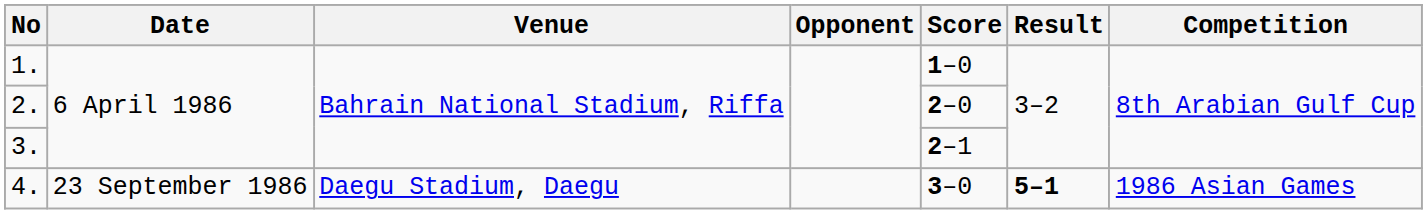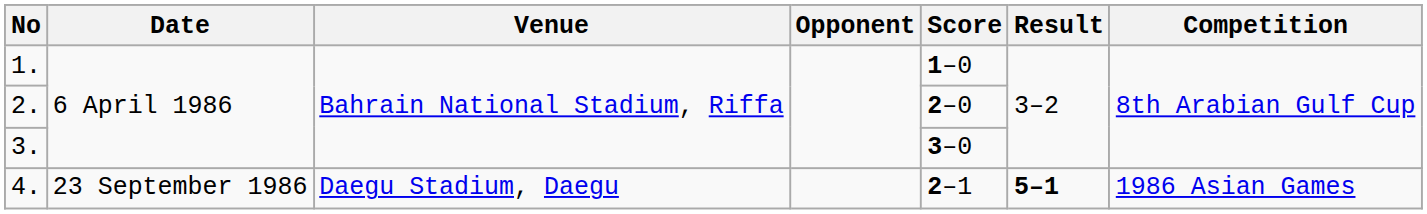(950, 147) 2–1 -> (950, 147) 3–0
(950, 188) 3–0 -> (950, 188) 2–1
